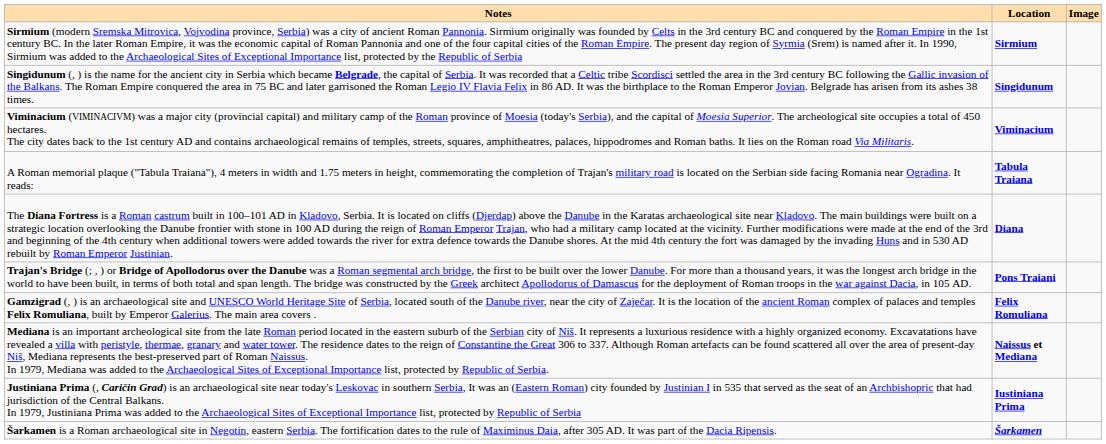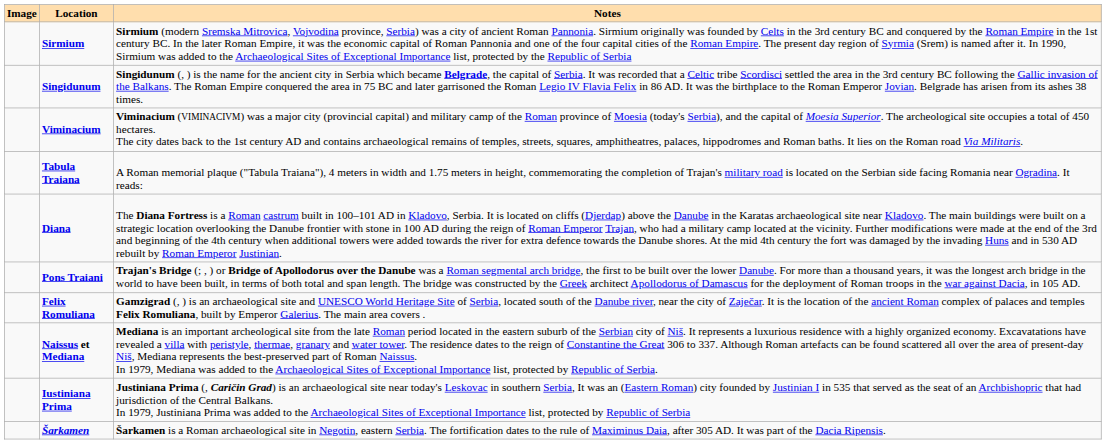columns swapped: (1084, 13) <-> (498, 13)
